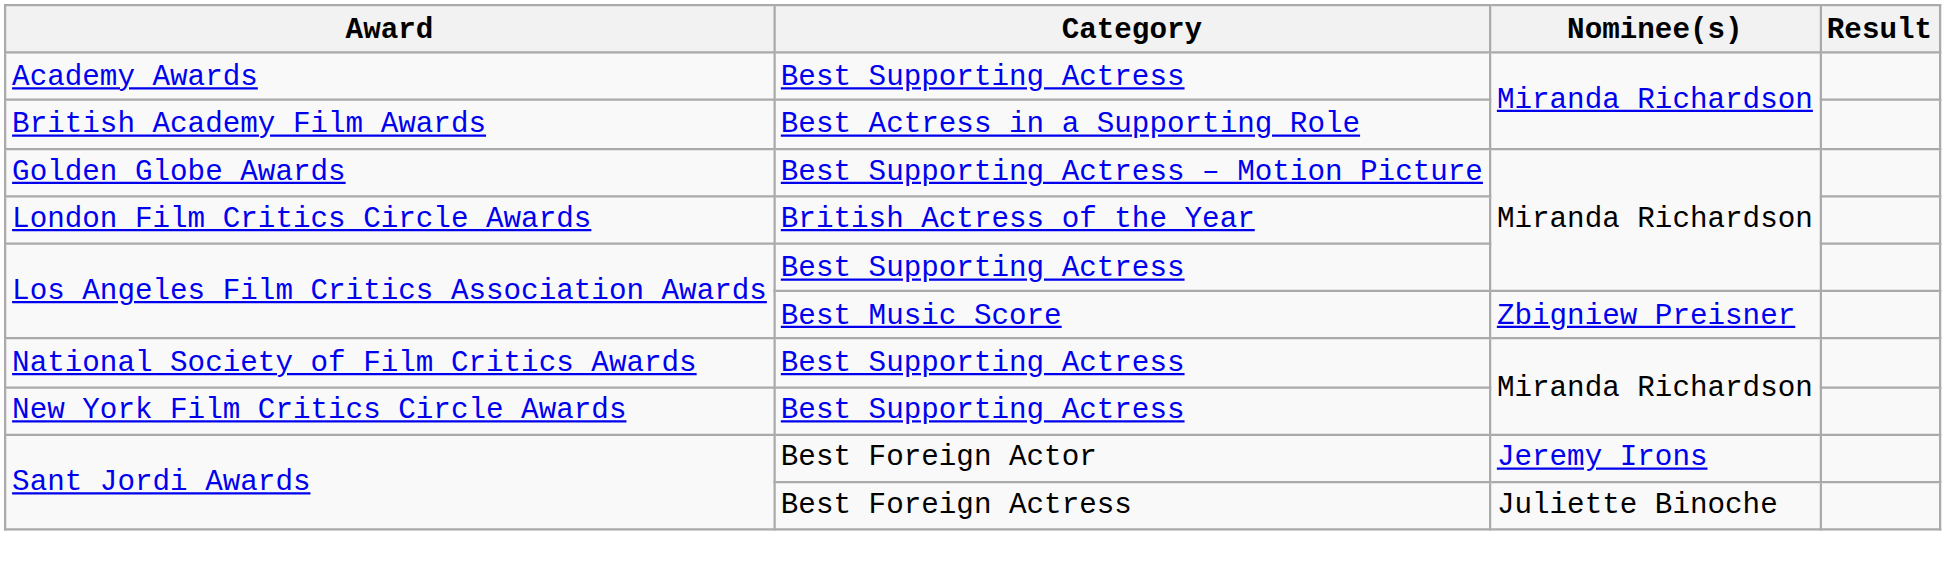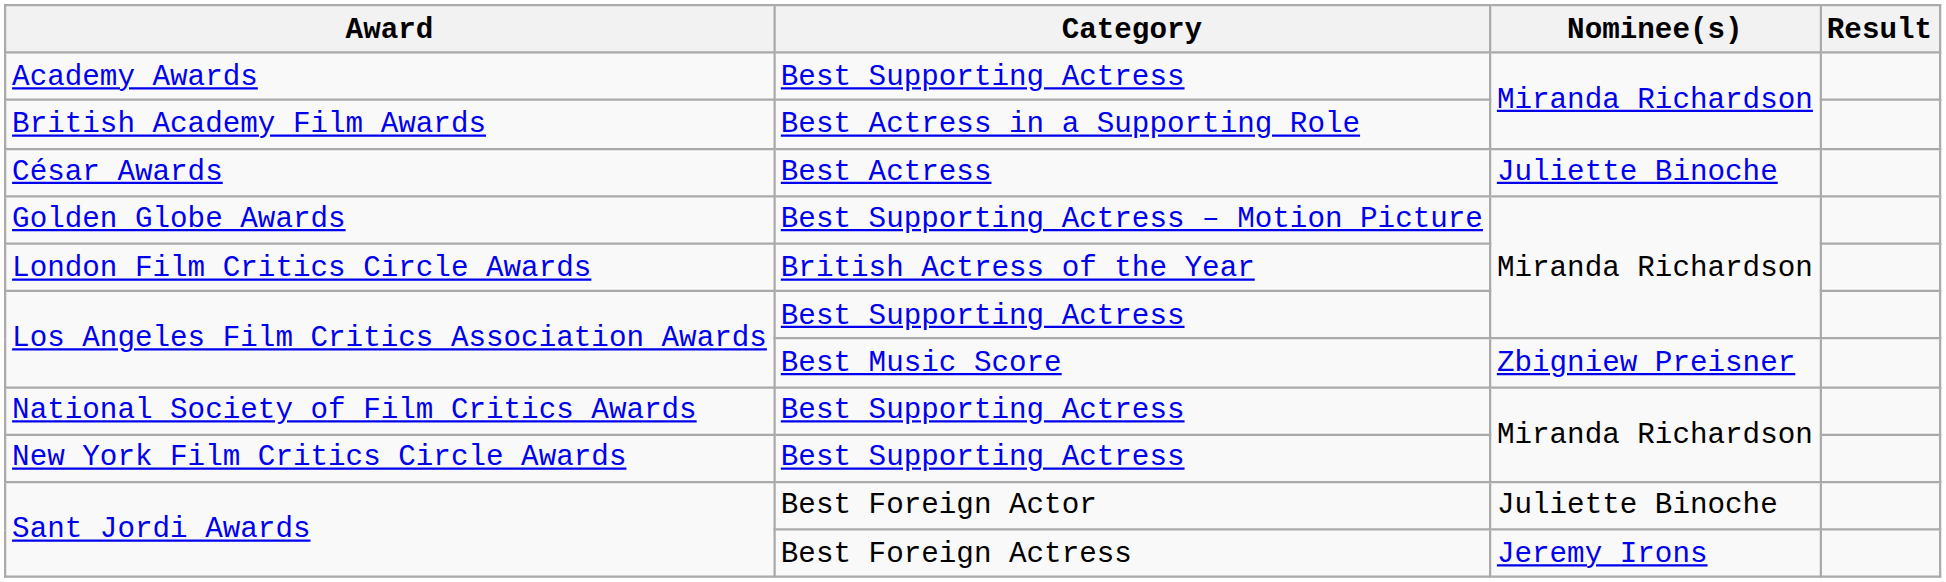+ row: (117, 172)
(1602, 458) Jeremy Irons -> (1637, 506) Juliette Binoche
(1637, 506) Juliette Binoche -> (1602, 553) Jeremy Irons
